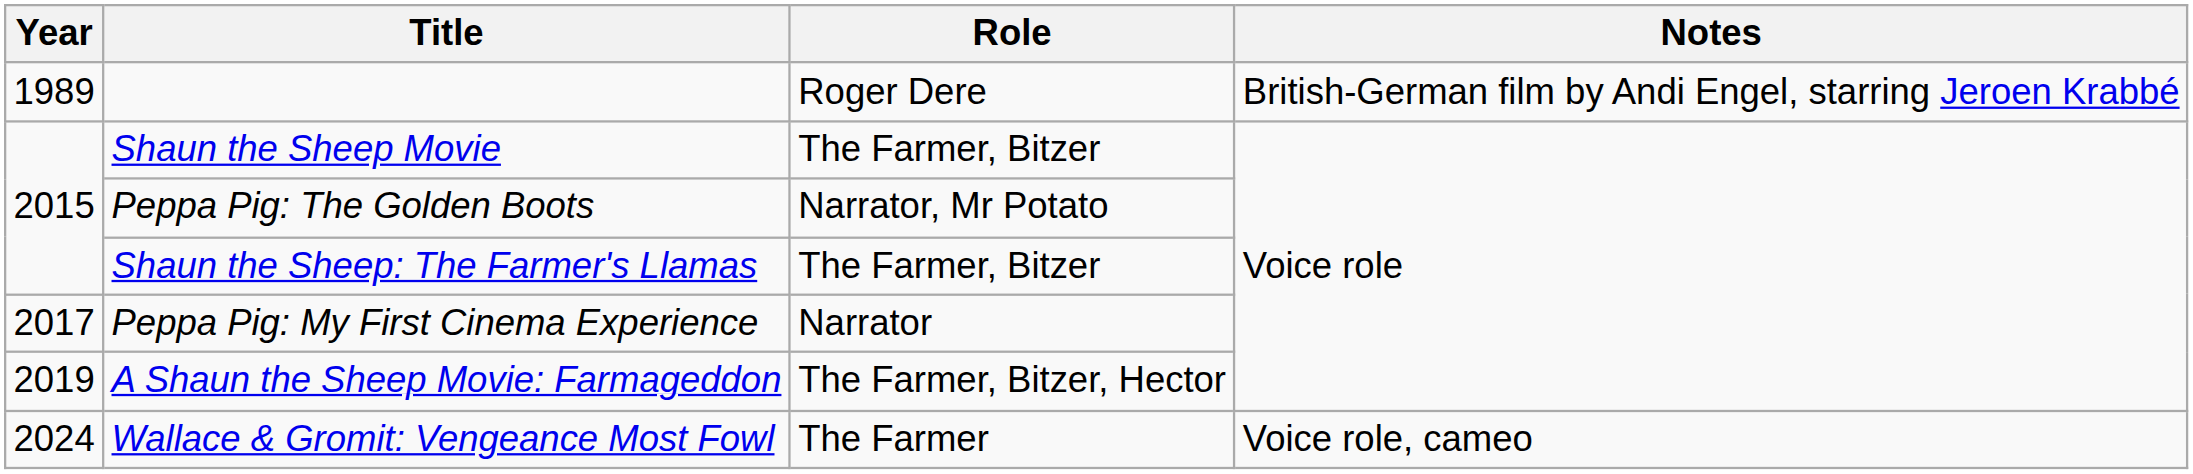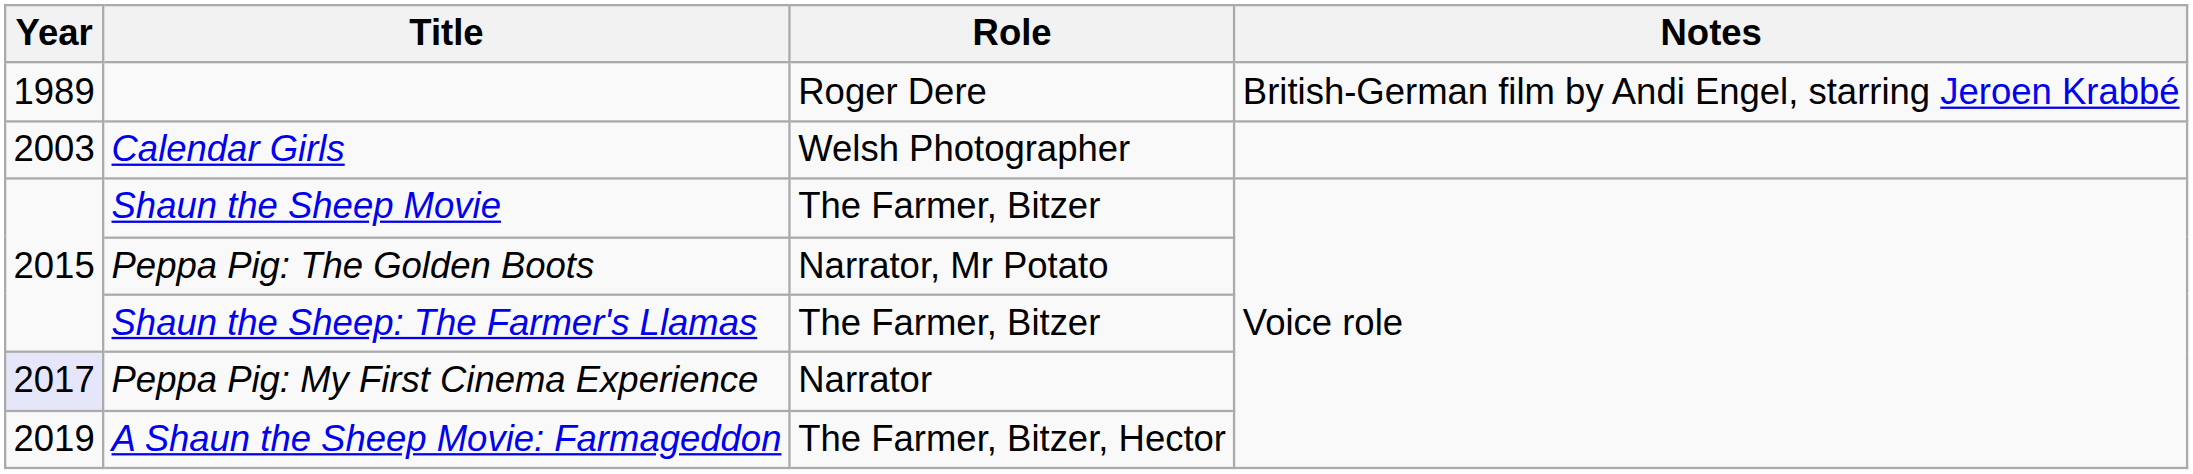+ row: (228, 149)
(54, 322) no background -> (54, 380) lavender background
- row: (443, 438)
